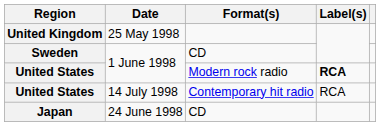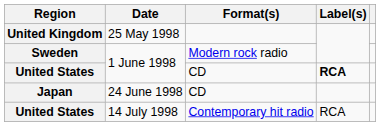(197, 53) CD -> (238, 53) Modern rock radio
(238, 72) Modern rock radio -> (197, 72) CD
rows swapped: (55, 111) <-> (55, 92)
